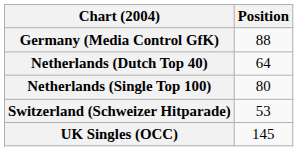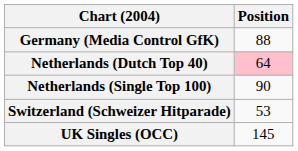(263, 63) no background -> (263, 63) pink background
(263, 87) 80 -> (263, 87) 90
